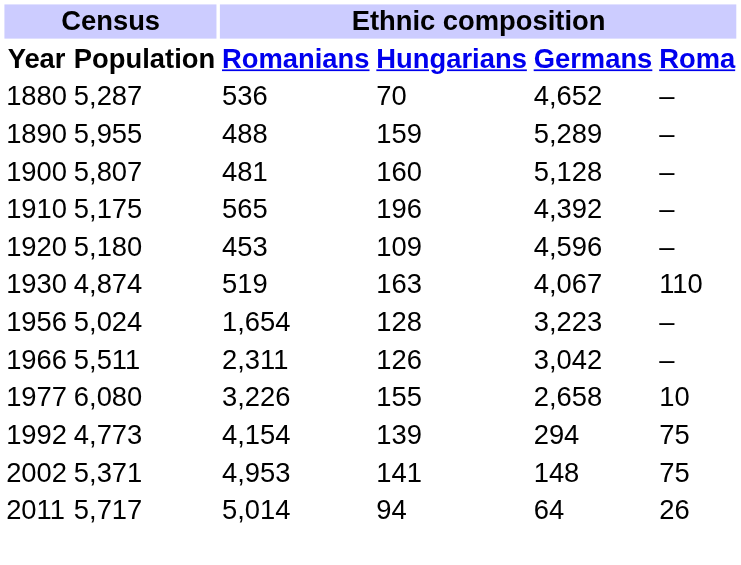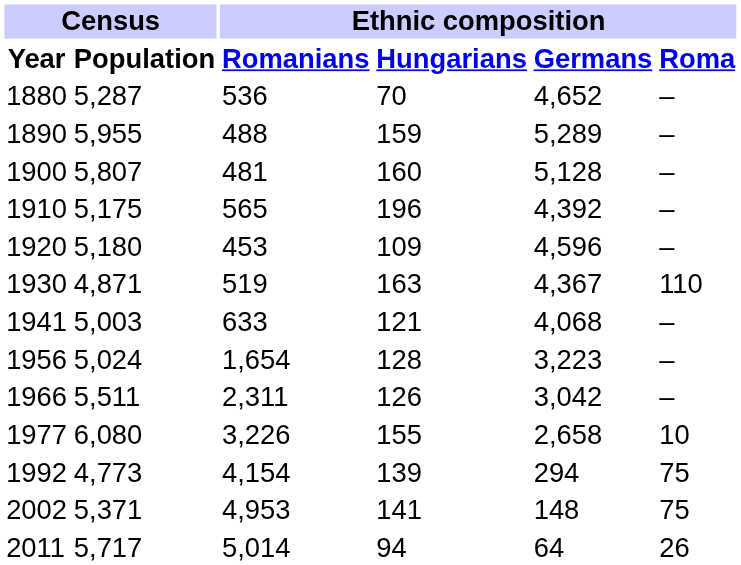(108, 284) 4,874 -> (108, 284) 4,871
(568, 284) 4,067 -> (568, 284) 4,367
+ row: (37, 322)
